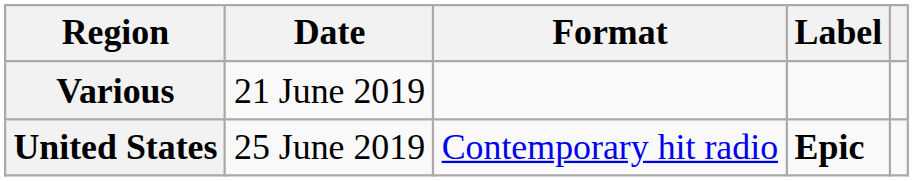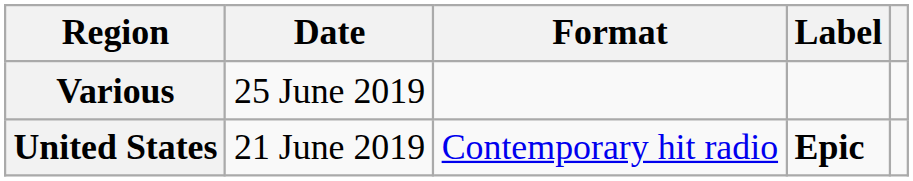(330, 89) 21 June 2019 -> (330, 89) 25 June 2019
(330, 146) 25 June 2019 -> (330, 146) 21 June 2019
